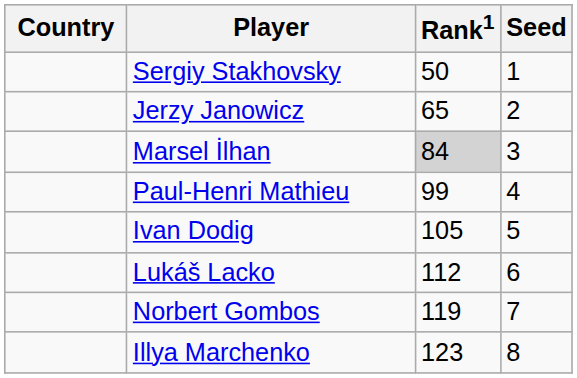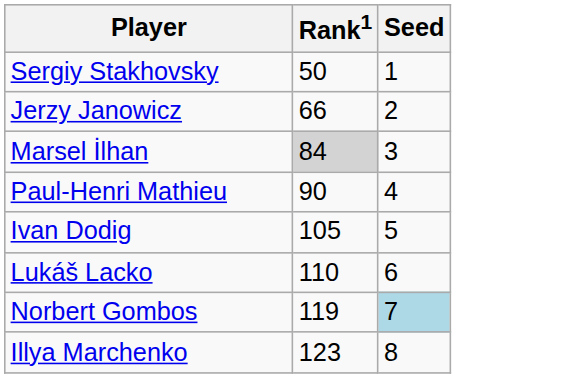- column: (66, 27)
(435, 111) 65 -> (313, 111) 66
(435, 191) 99 -> (313, 191) 90
(441, 271) 112 -> (319, 271) 110
(513, 312) no background -> (391, 312) lightblue background
